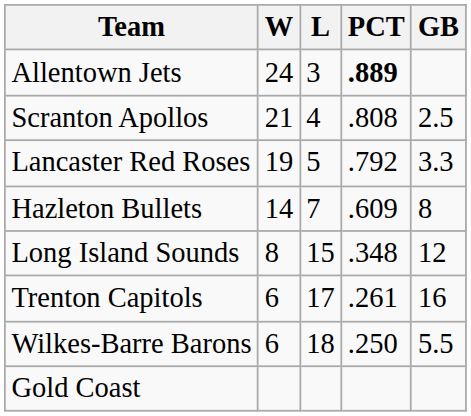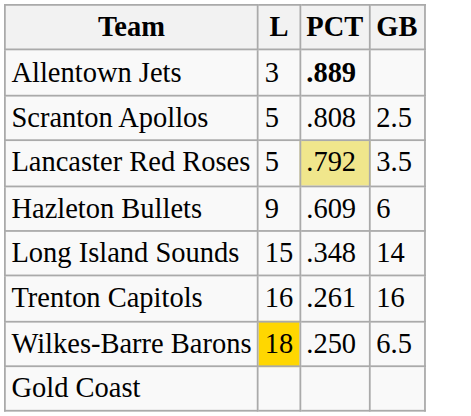- column: (279, 27)
(313, 117) 4 -> (272, 117) 5
(373, 162) no background -> (331, 162) khaki background
(436, 162) 3.3 -> (394, 162) 3.5
(313, 207) 7 -> (272, 207) 9
(425, 207) 8 -> (383, 207) 6
(432, 252) 12 -> (391, 252) 14
(321, 298) 17 -> (279, 298) 16
(321, 343) no background -> (279, 343) gold background
(436, 343) 5.5 -> (394, 343) 6.5
